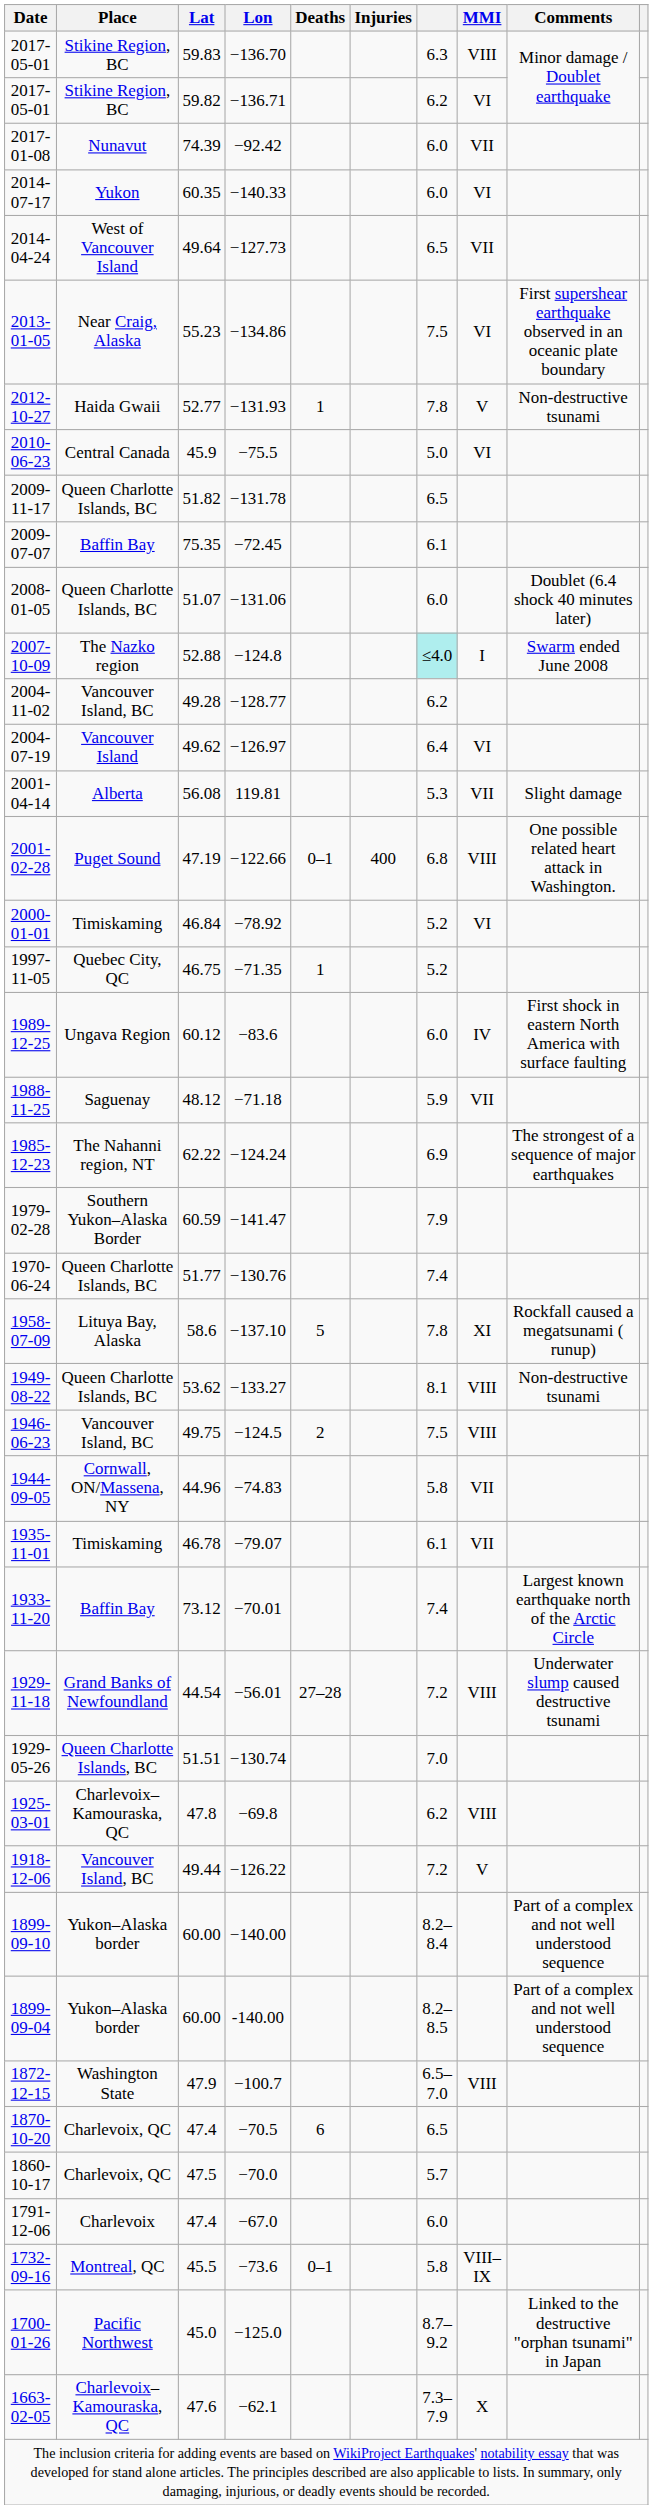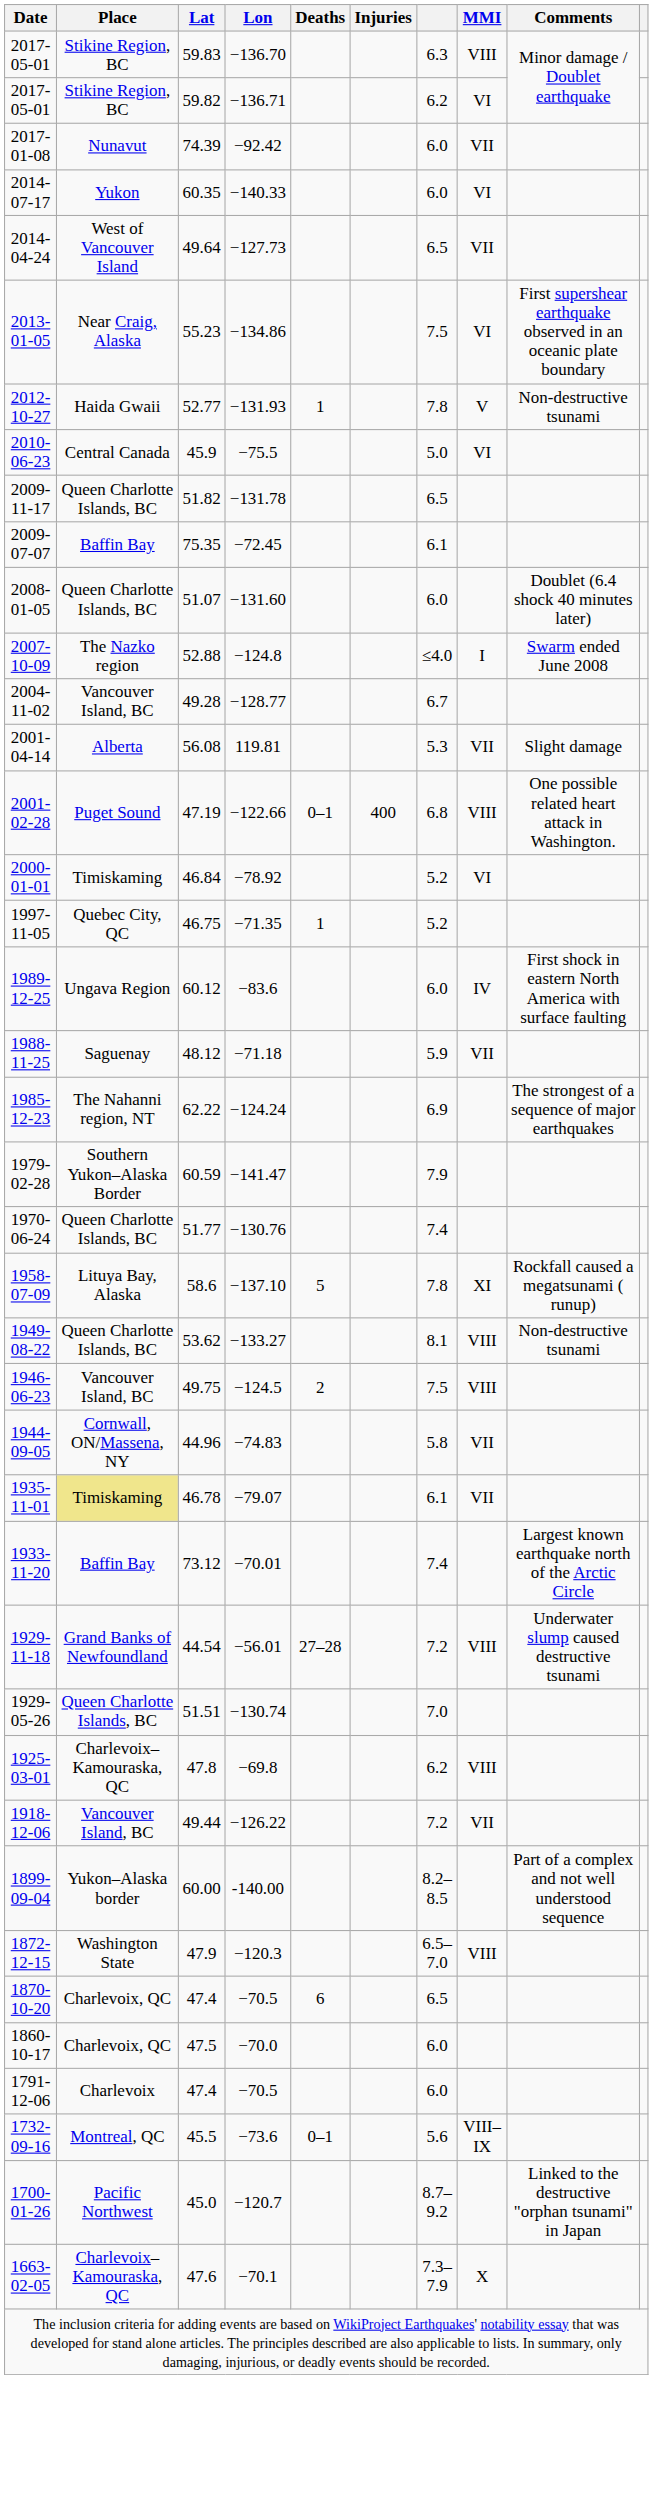(258, 600) −131.06 -> (258, 600) −131.60
(437, 655) paleturquoise background -> (437, 655) no background
(437, 701) 6.2 -> (437, 701) 6.7
- row: (31, 747)
(117, 1543) no background -> (117, 1497) khaki background
(482, 1869) V -> (482, 1823) VII
- row: (31, 1934)
(258, 2083) −100.7 -> (258, 1953) −120.3
(437, 2175) 5.7 -> (437, 2045) 6.0
(258, 2221) −67.0 -> (258, 2091) −70.5
(437, 2267) 5.8 -> (437, 2137) 5.6
(258, 2332) −125.0 -> (258, 2202) −120.7
(258, 2406) −62.1 -> (258, 2276) −70.1
